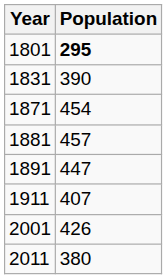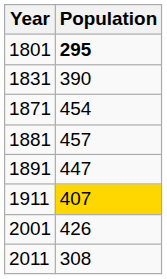(75, 199) no background -> (75, 199) gold background
(75, 259) 380 -> (75, 259) 308
